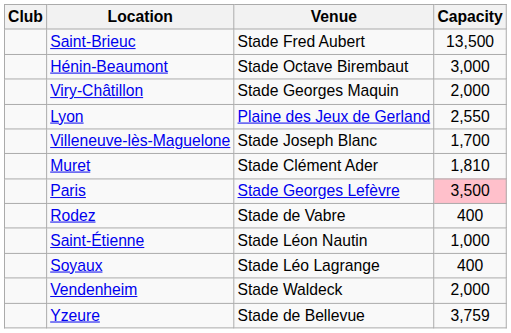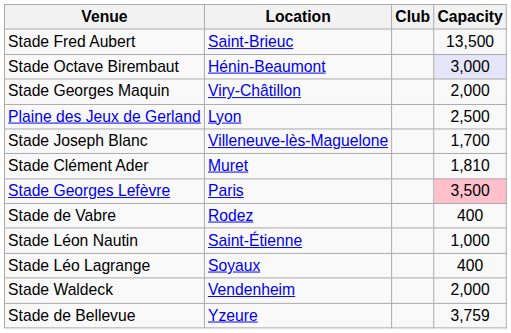columns swapped: (26, 16) <-> (334, 16)
(470, 66) no background -> (470, 66) lavender background
(470, 116) 2,550 -> (470, 116) 2,500
